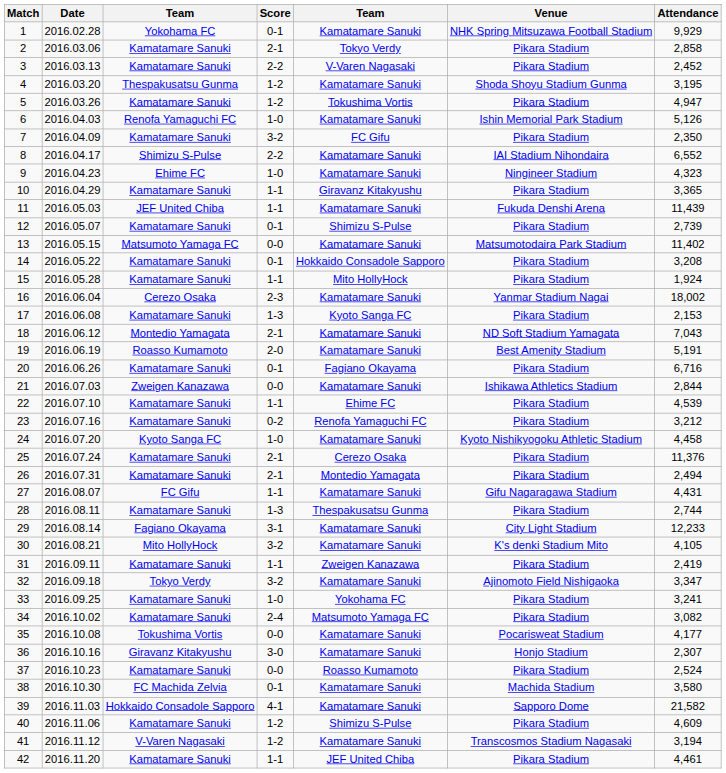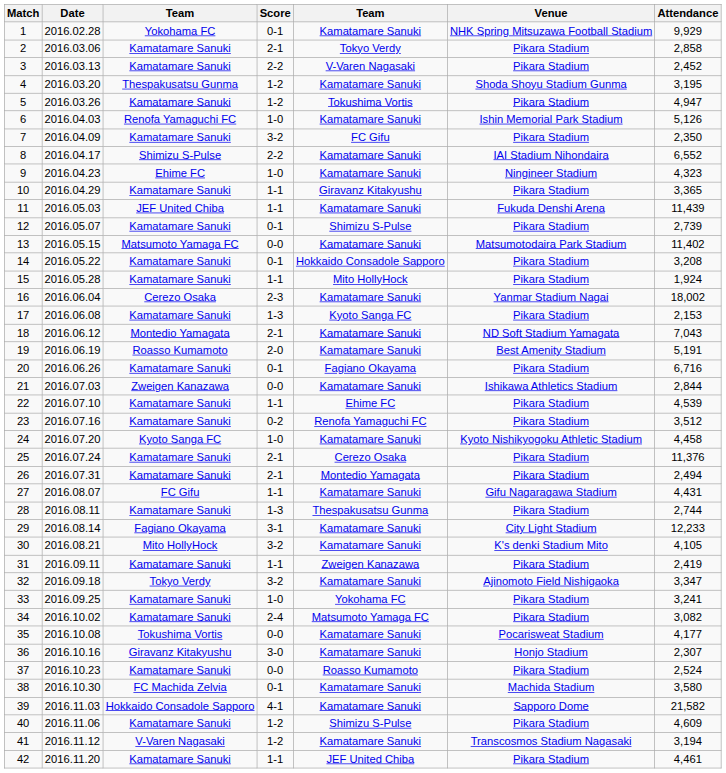(688, 421) 3,212 -> (688, 421) 3,512
